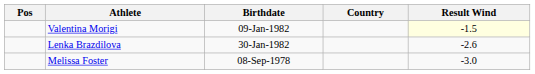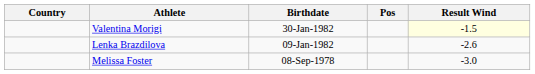columns swapped: (25, 12) <-> (365, 12)
(264, 28) 09-Jan-1982 -> (308, 28) 30-Jan-1982
(264, 45) 30-Jan-1982 -> (308, 45) 09-Jan-1982
